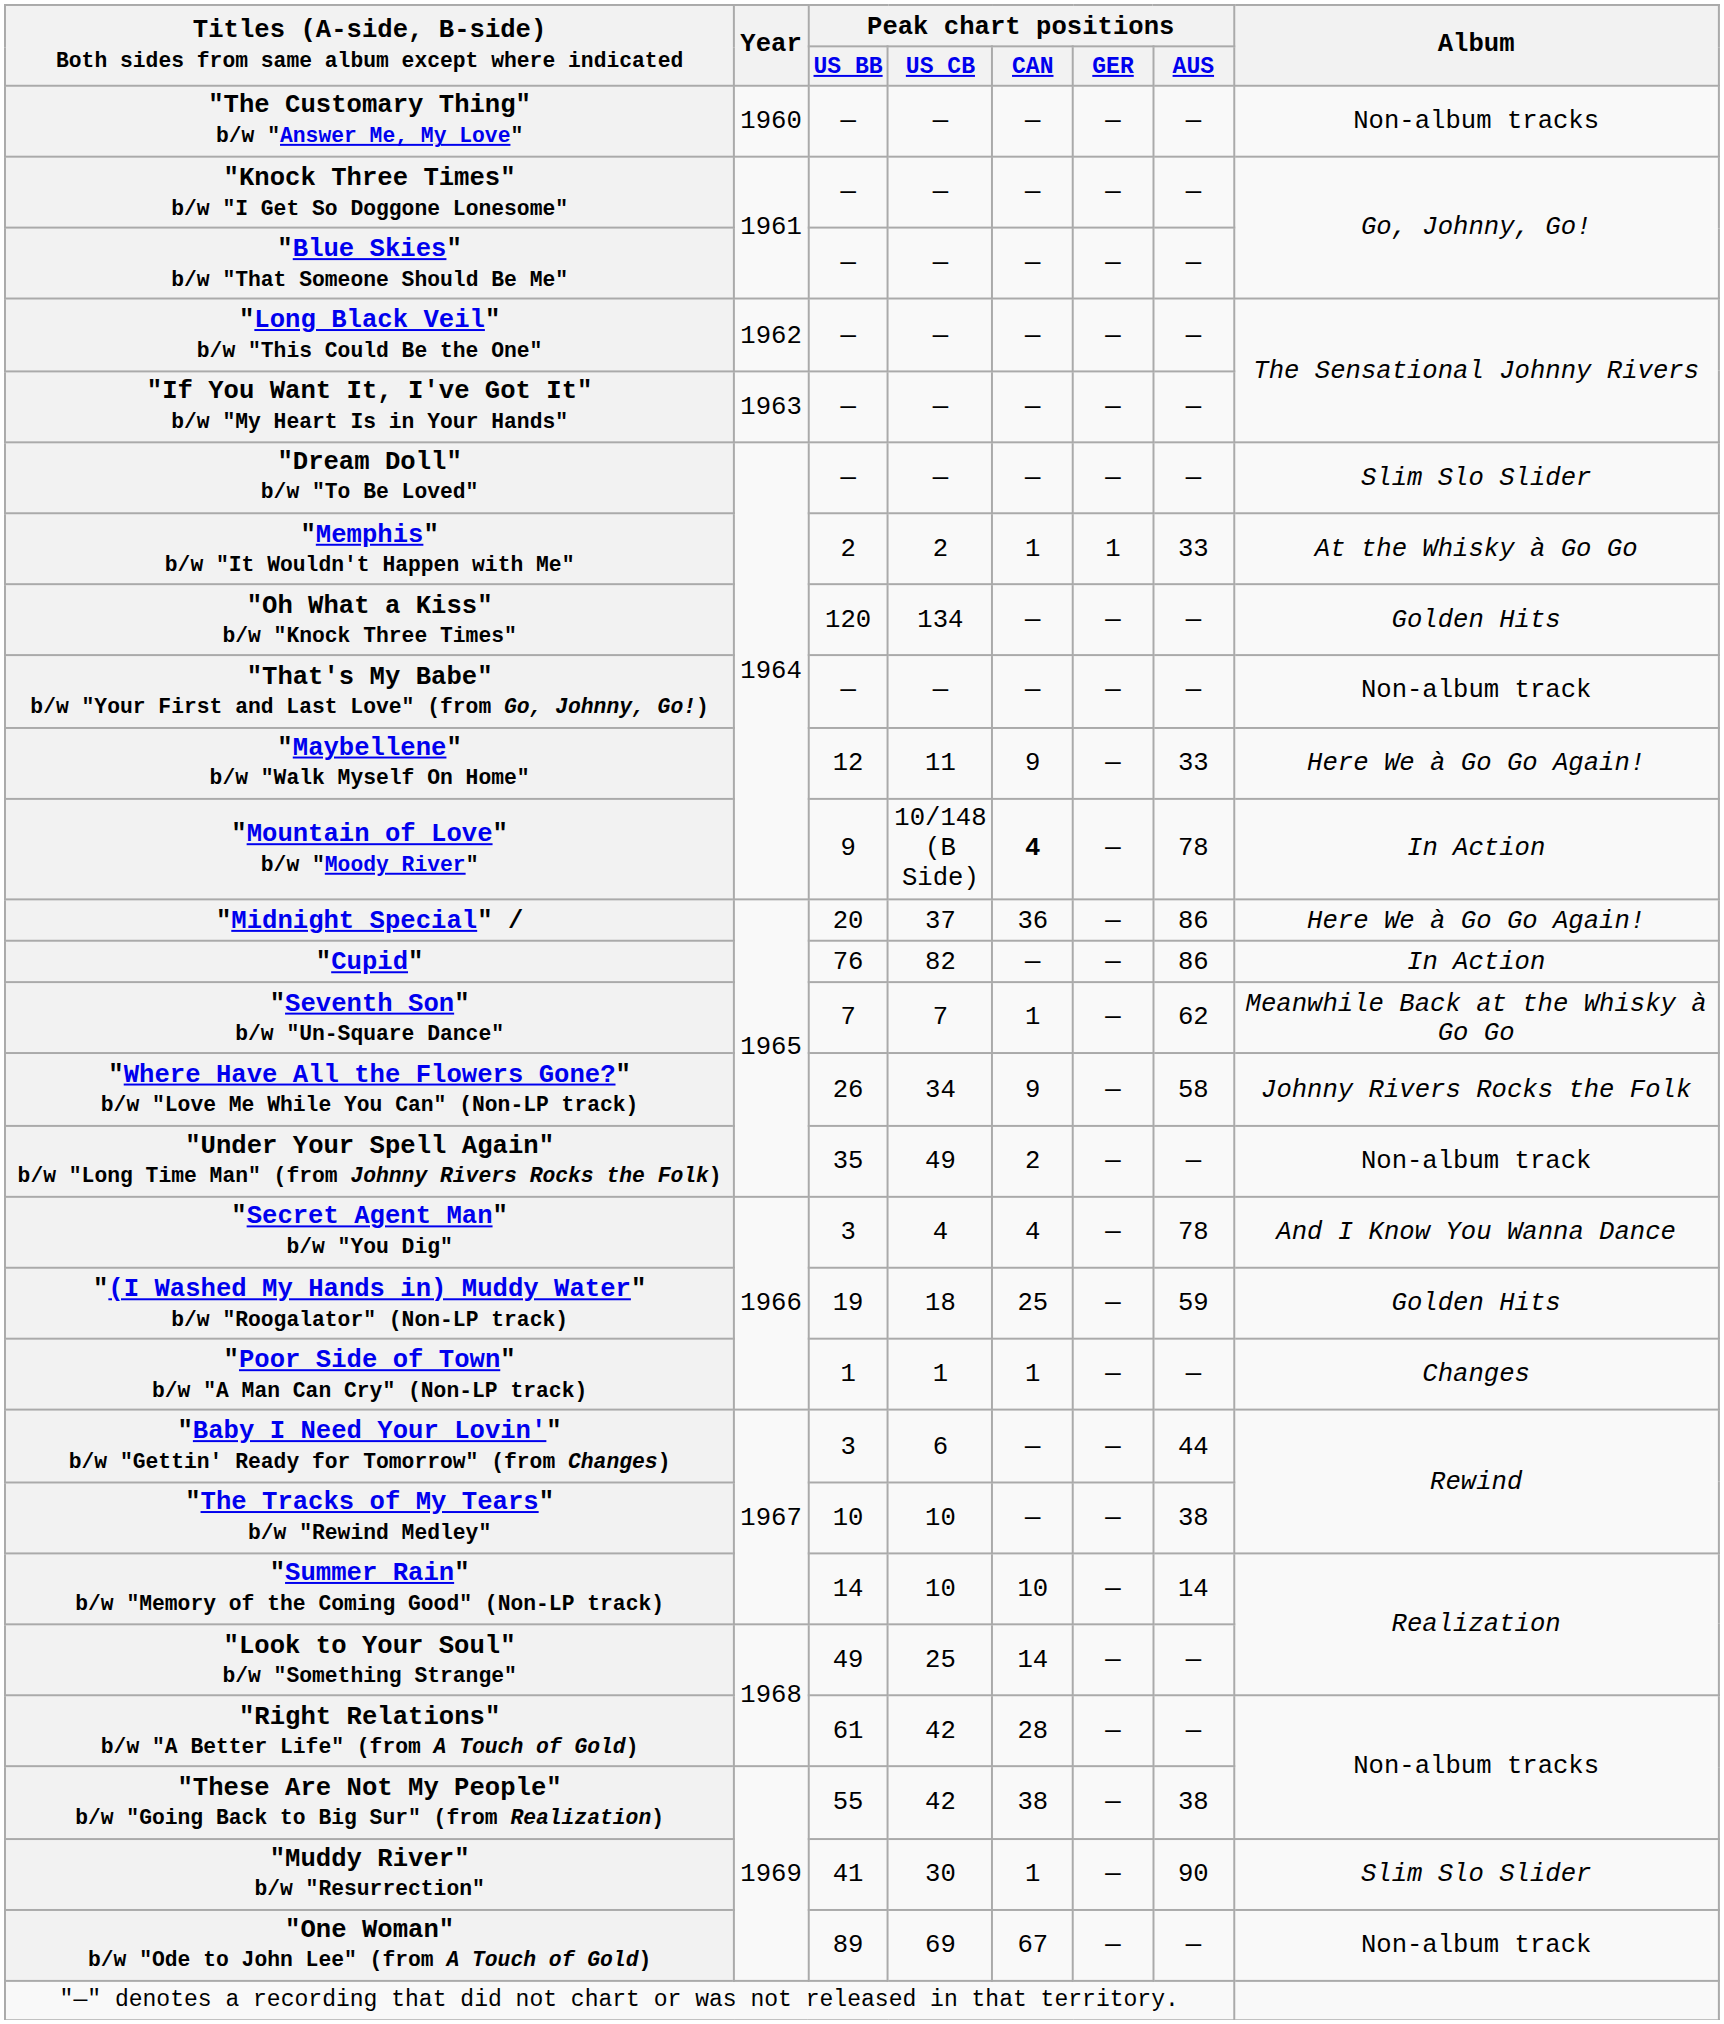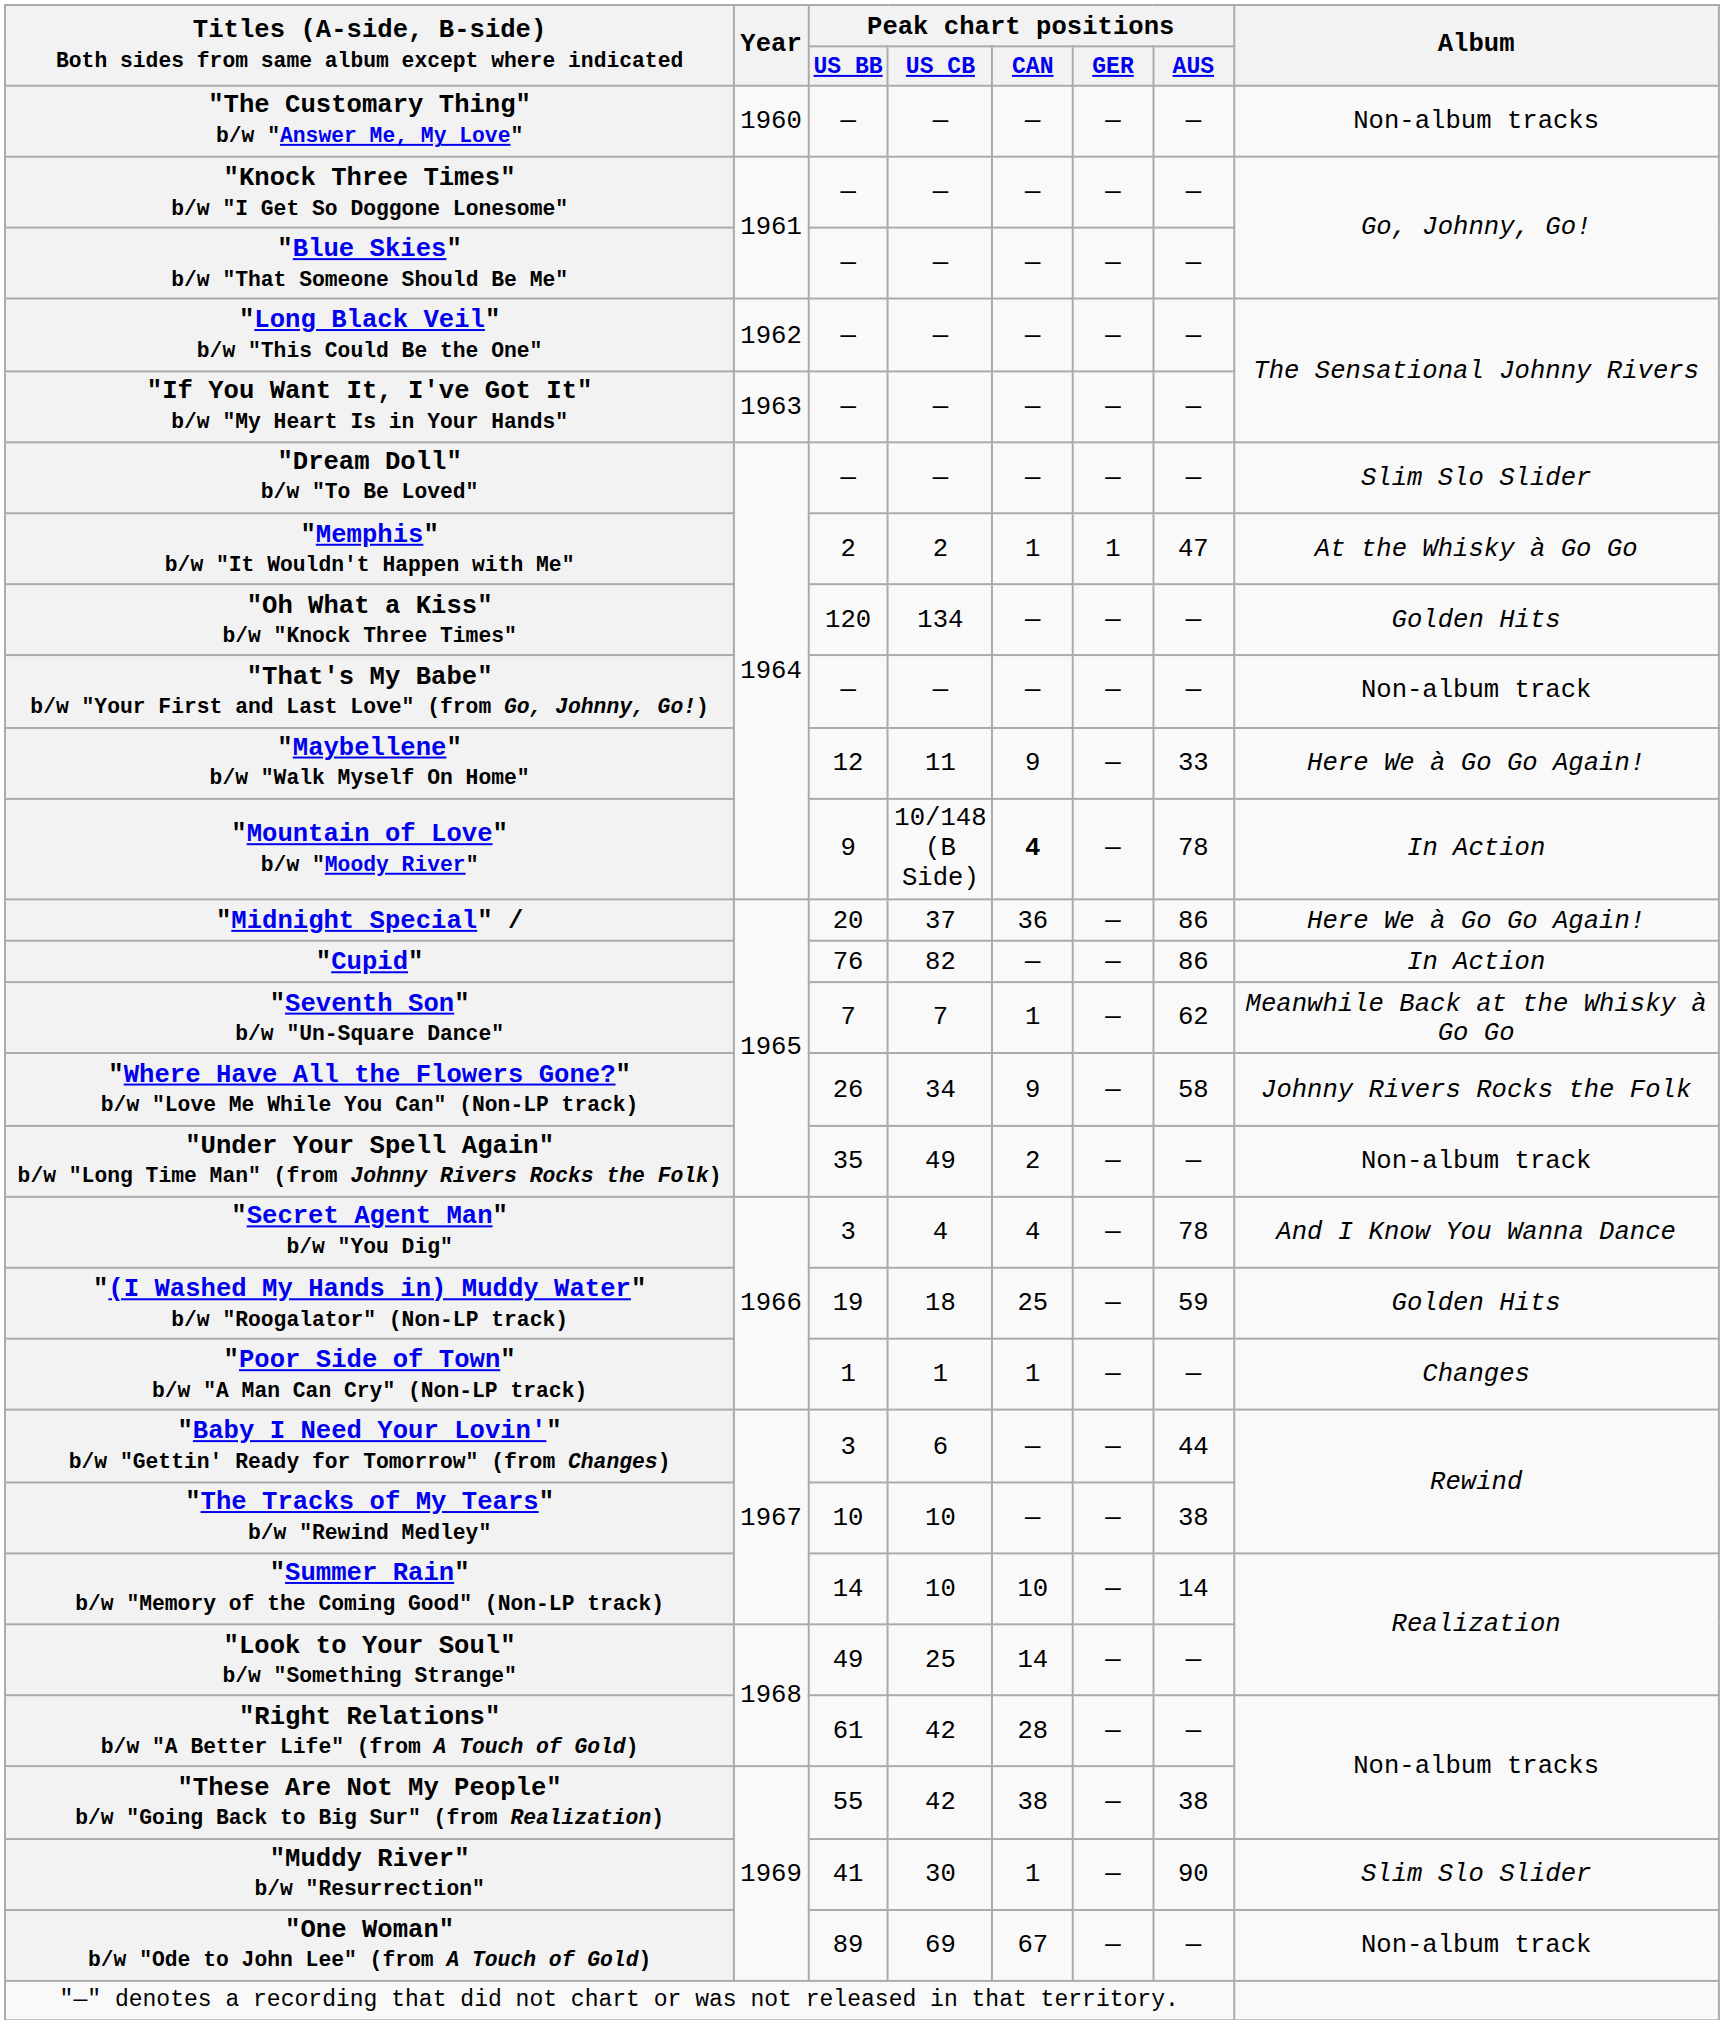(1193, 549) 33 -> (1193, 549) 47
